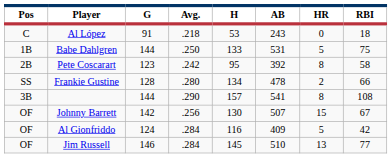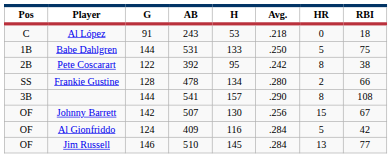columns swapped: (278, 15) <-> (191, 15)
(147, 65) 123 -> (147, 65) 122
(365, 65) 58 -> (365, 65) 38
